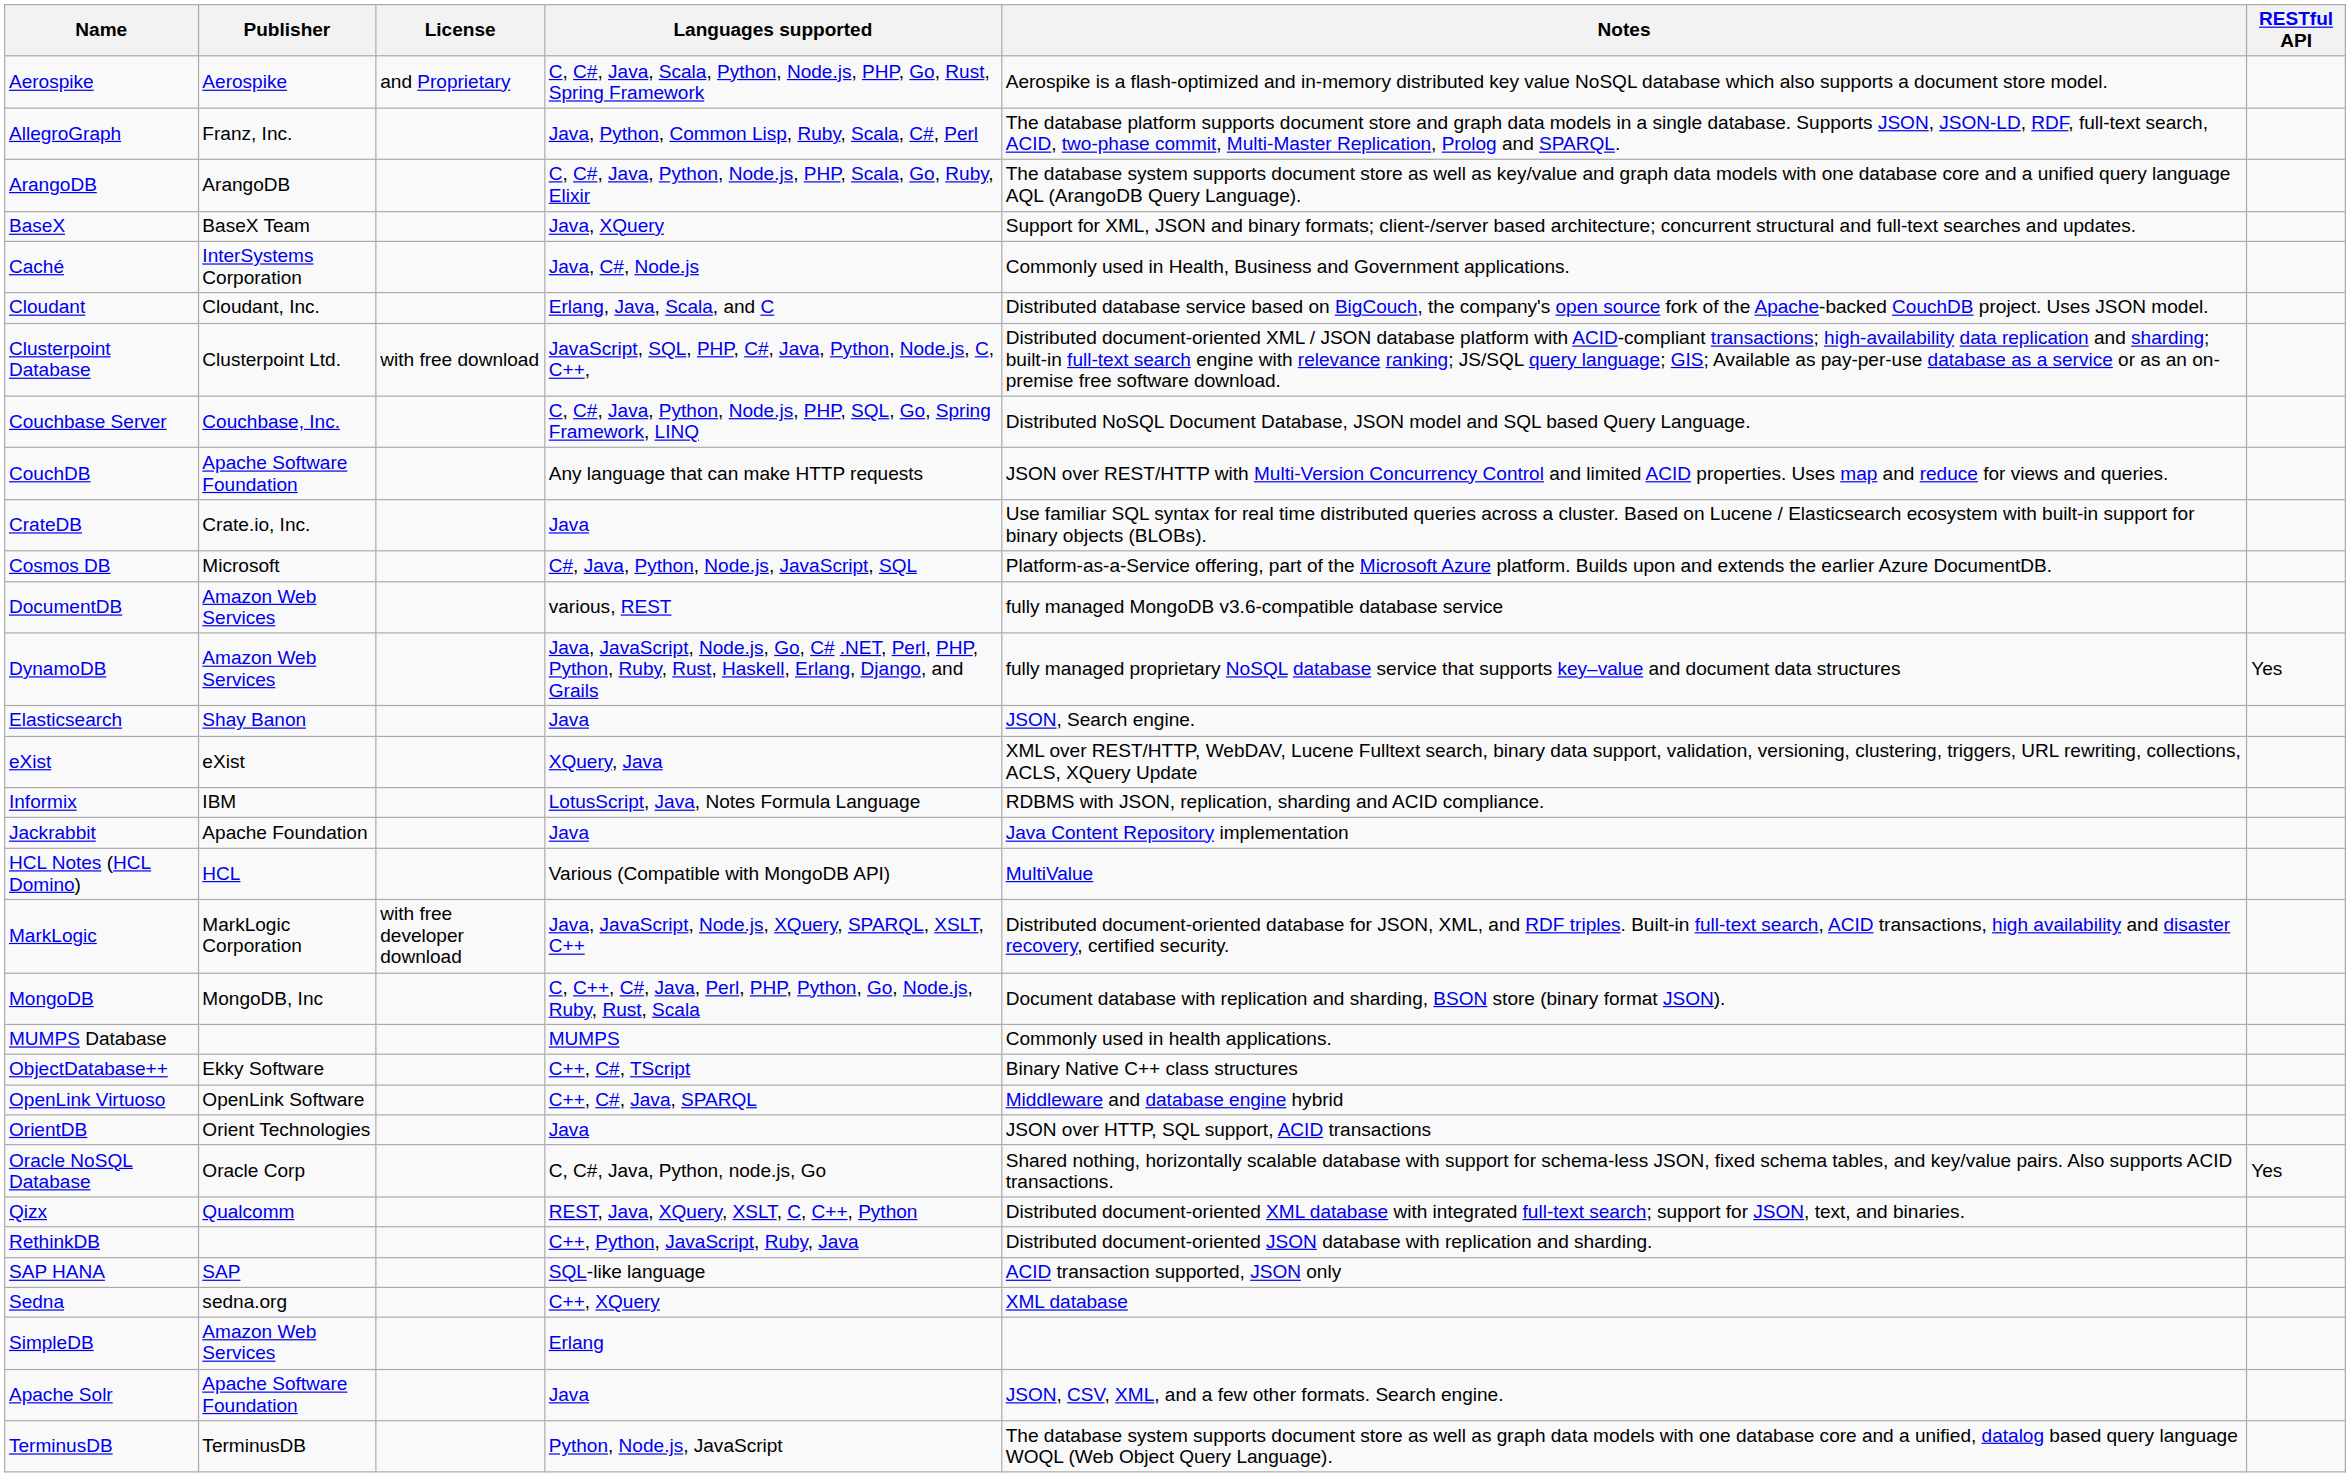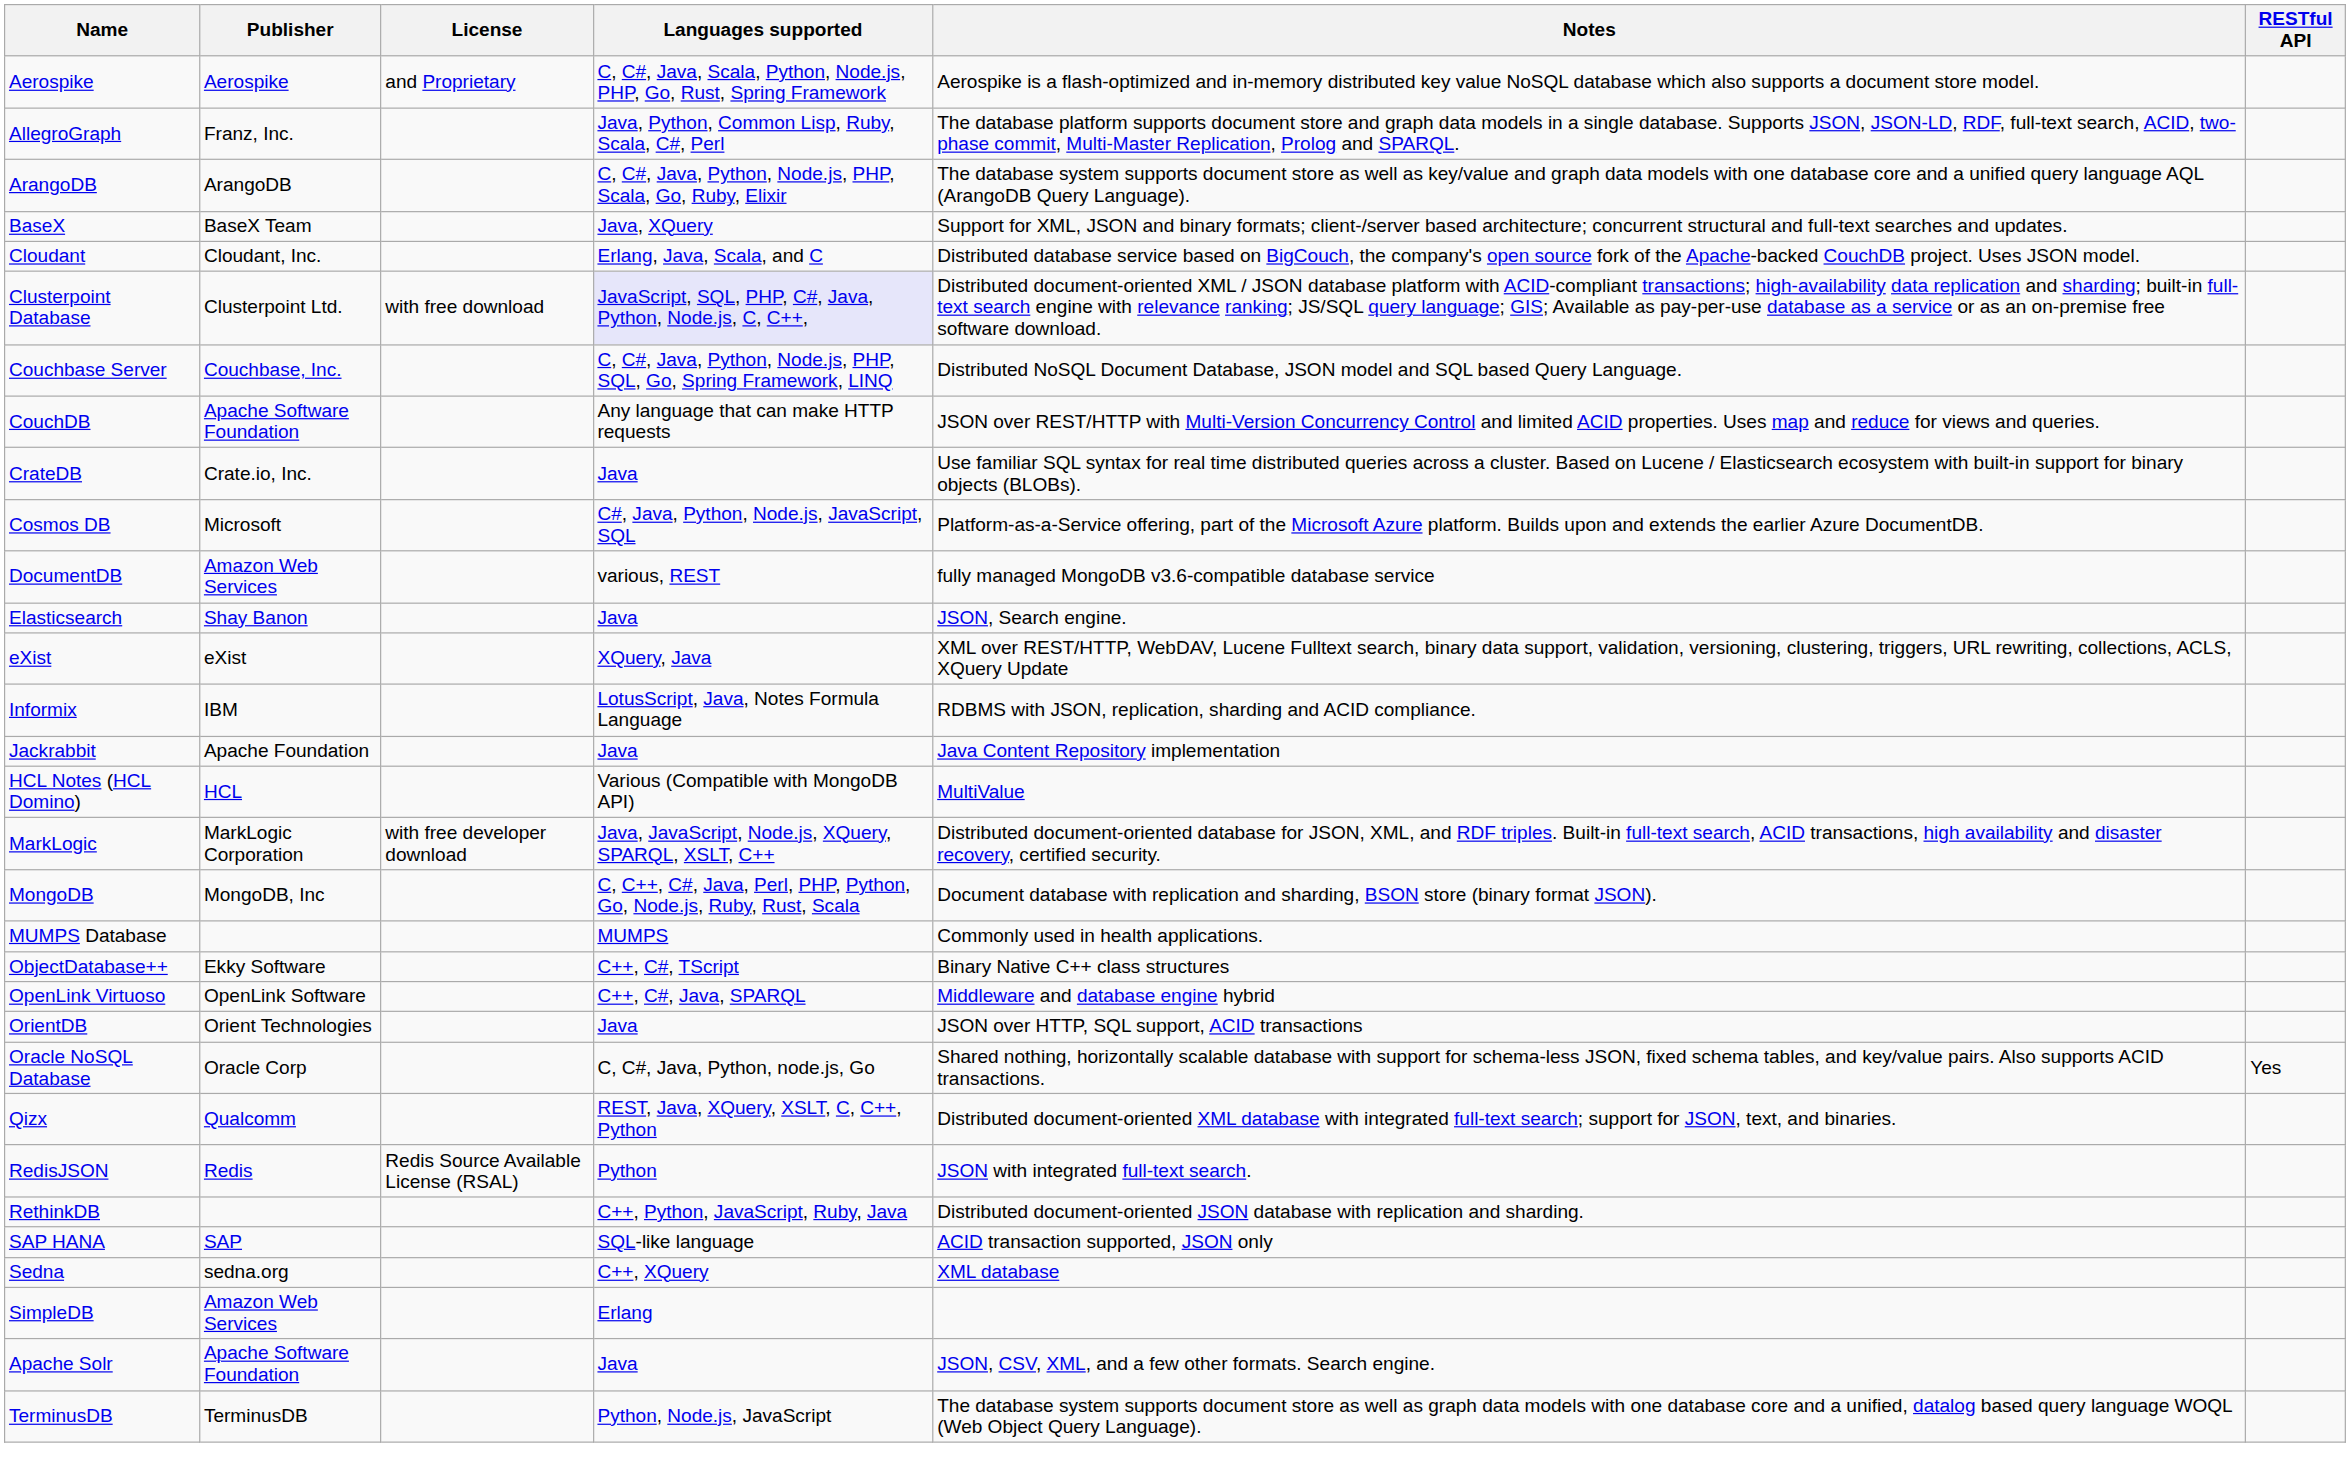- row: (37, 266)
(771, 359) no background -> (735, 307) lavender background
- row: (58, 669)
+ row: (59, 1170)
